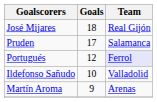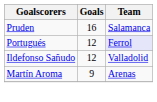- row: (31, 27)
(92, 43) 17 -> (92, 27) 16
(92, 74) 10 -> (92, 58) 12
